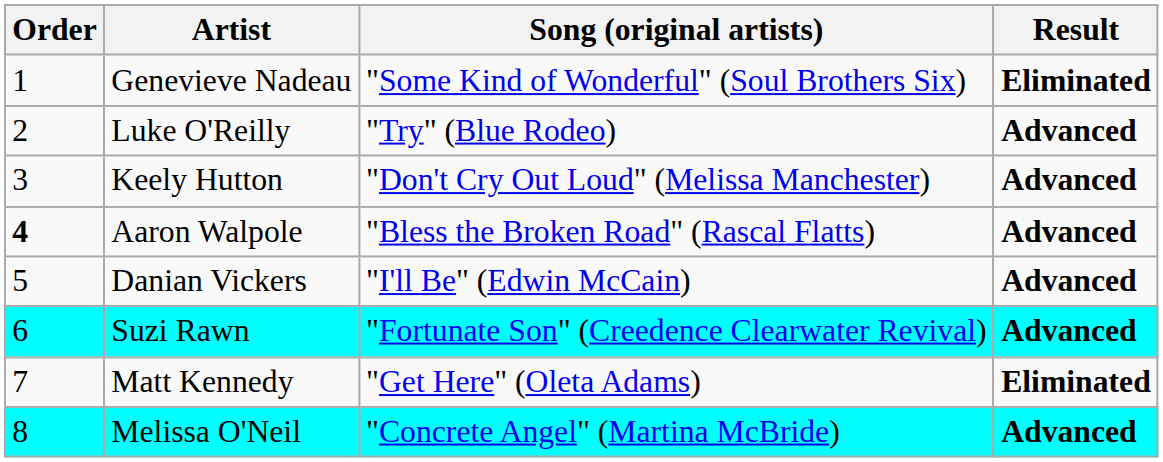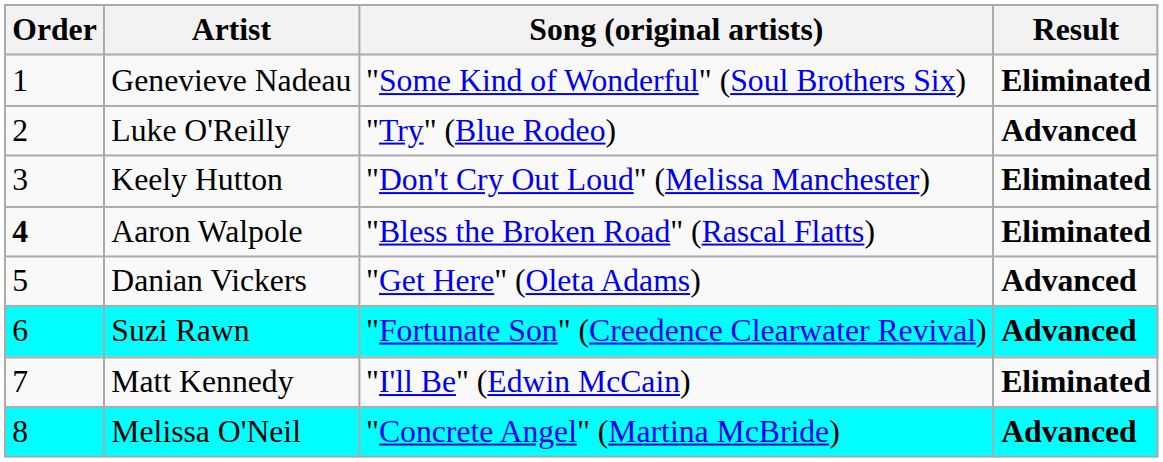(1069, 180) Advanced -> (1076, 180) Eliminated
(1069, 230) Advanced -> (1076, 230) Eliminated
(528, 280) "I'll Be" (Edwin McCain) -> (533, 280) "Get Here" (Oleta Adams)
(533, 381) "Get Here" (Oleta Adams) -> (528, 381) "I'll Be" (Edwin McCain)
